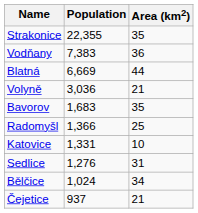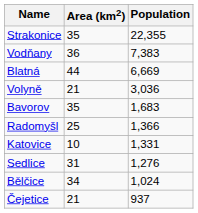columns swapped: (97, 15) <-> (161, 15)
